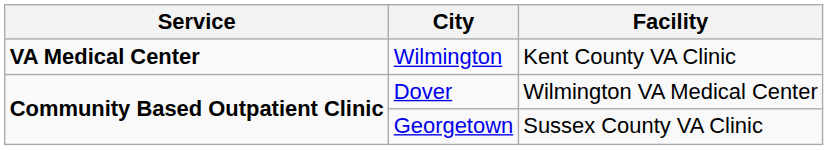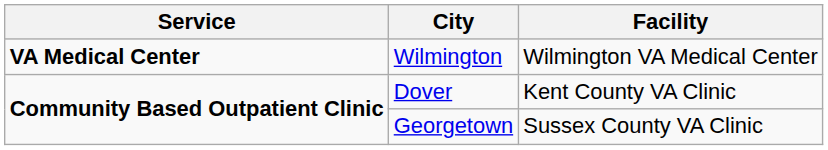(630, 56) Kent County VA Clinic -> (670, 56) Wilmington VA Medical Center
(670, 91) Wilmington VA Medical Center -> (630, 91) Kent County VA Clinic
